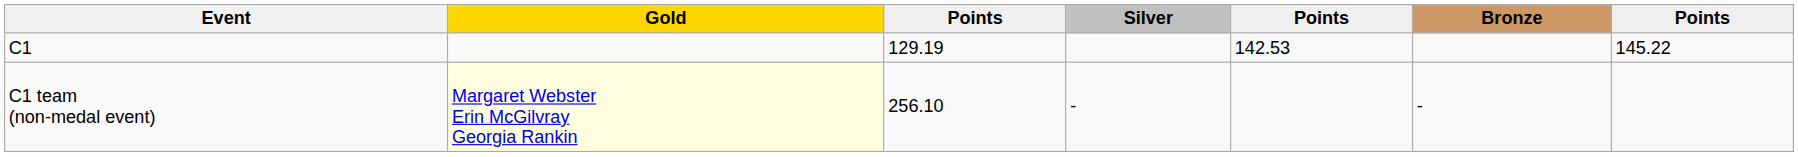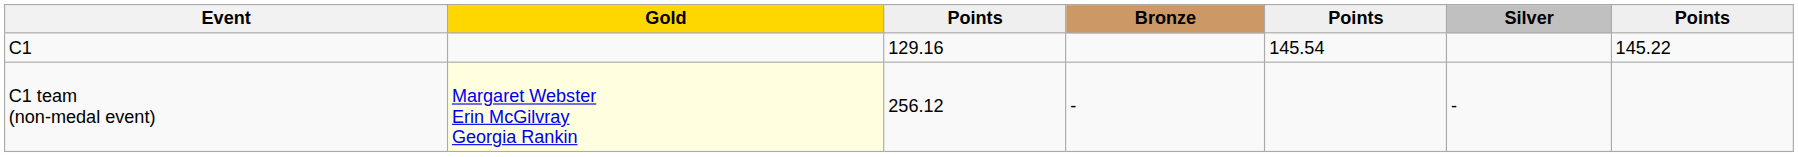columns swapped: (1148, 18) <-> (1512, 18)
(916, 47) 129.19 -> (916, 47) 129.16
(1262, 47) 142.53 -> (1297, 47) 145.54
(916, 106) 256.10 -> (916, 106) 256.12
